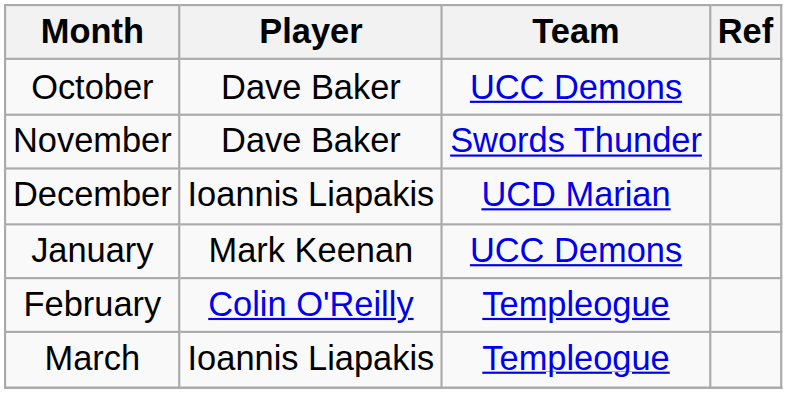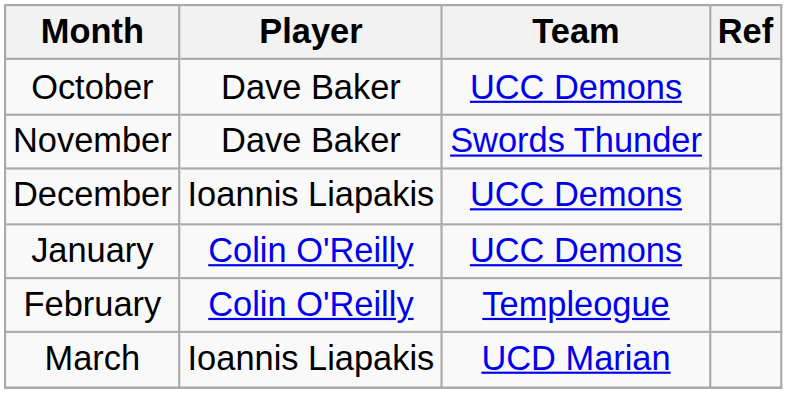(576, 195) UCD Marian -> (576, 195) UCC Demons
(311, 250) Mark Keenan -> (311, 250) Colin O'Reilly
(576, 359) Templeogue -> (576, 359) UCD Marian
